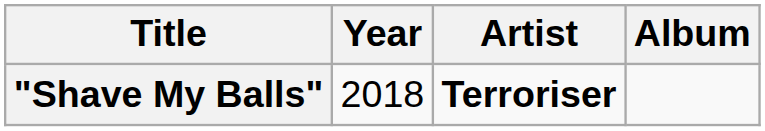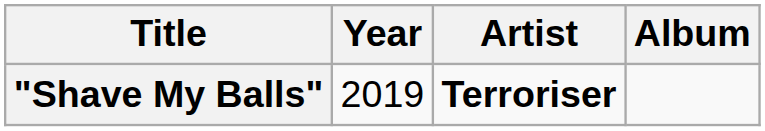(382, 93) 2018 -> (382, 93) 2019
